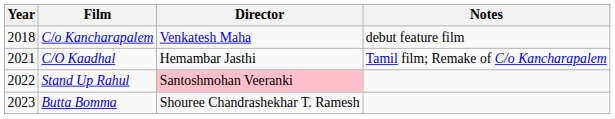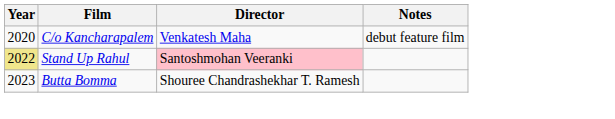(21, 37) 2018 -> (21, 37) 2020
- row: (78, 59)
(21, 80) no background -> (21, 59) khaki background
